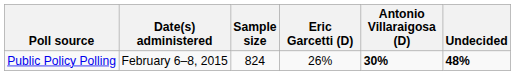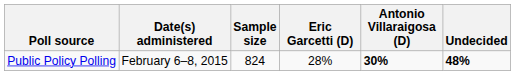(320, 60) 26% -> (320, 60) 28%
